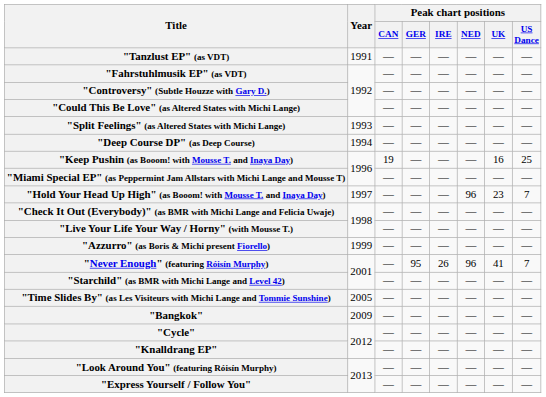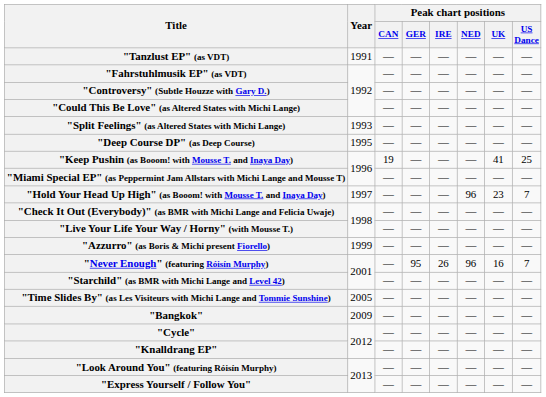(361, 142) 1994 -> (361, 142) 1995
(498, 160) 16 -> (498, 160) 41
(498, 263) 41 -> (498, 263) 16
